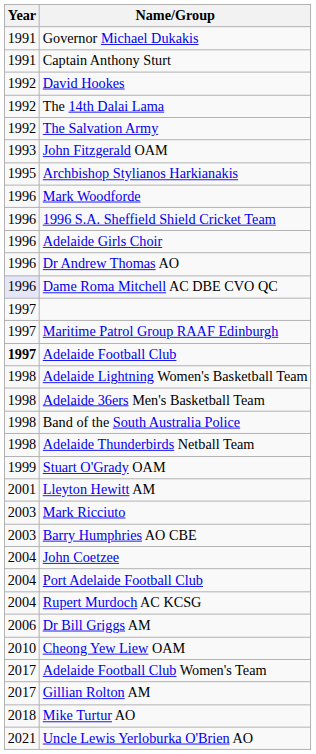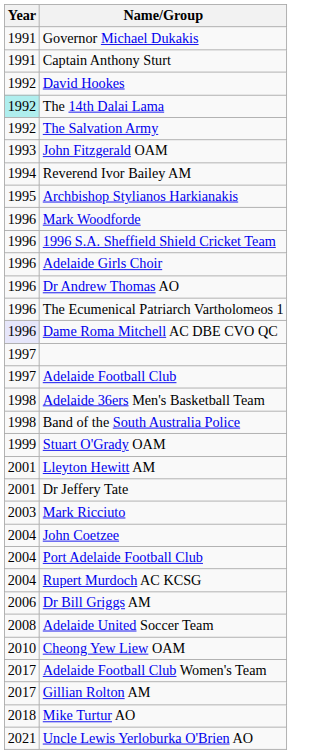(22, 106) no background -> (22, 106) paleturquoise background
+ row: (117, 173)
+ row: (163, 309)
- row: (161, 331)
(22, 354) bold -> (22, 377) normal
- row: (175, 377)
- row: (149, 444)
+ row: (86, 490)
- row: (120, 535)
+ row: (128, 625)
